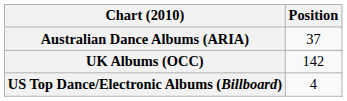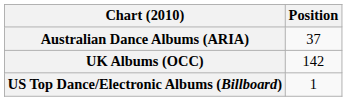(313, 84) 4 -> (313, 84) 1
